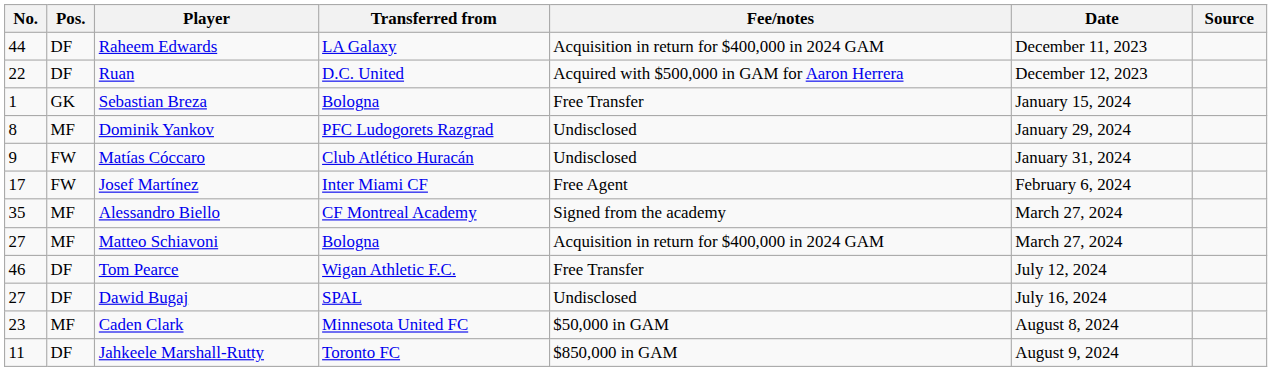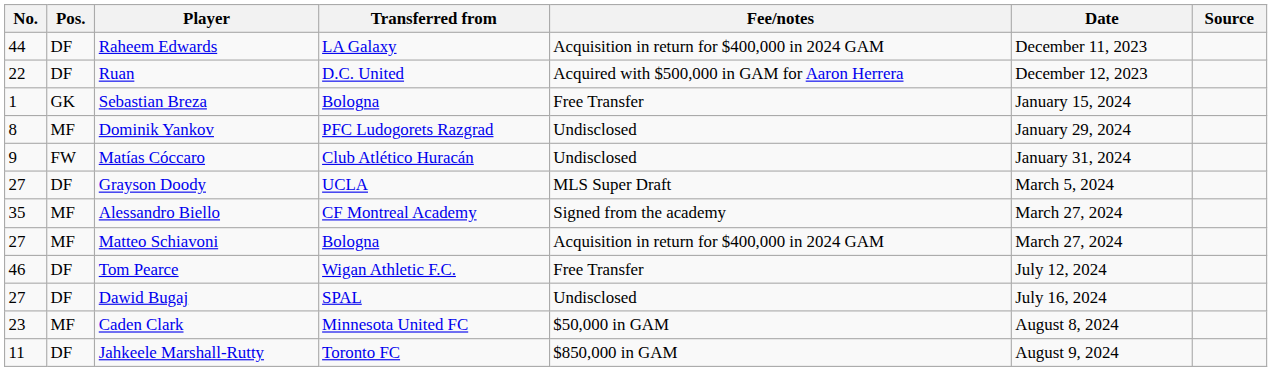- row: (149, 185)
+ row: (152, 185)
